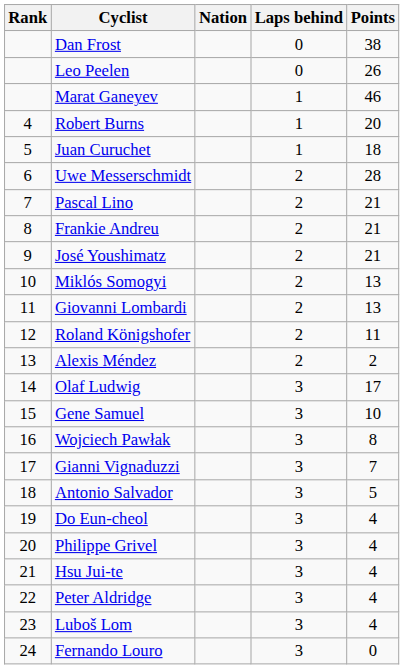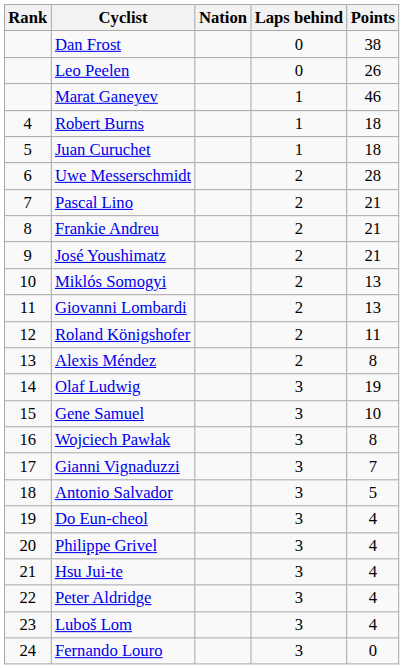(373, 123) 20 -> (373, 123) 18
(373, 360) 2 -> (373, 360) 8
(373, 387) 17 -> (373, 387) 19
